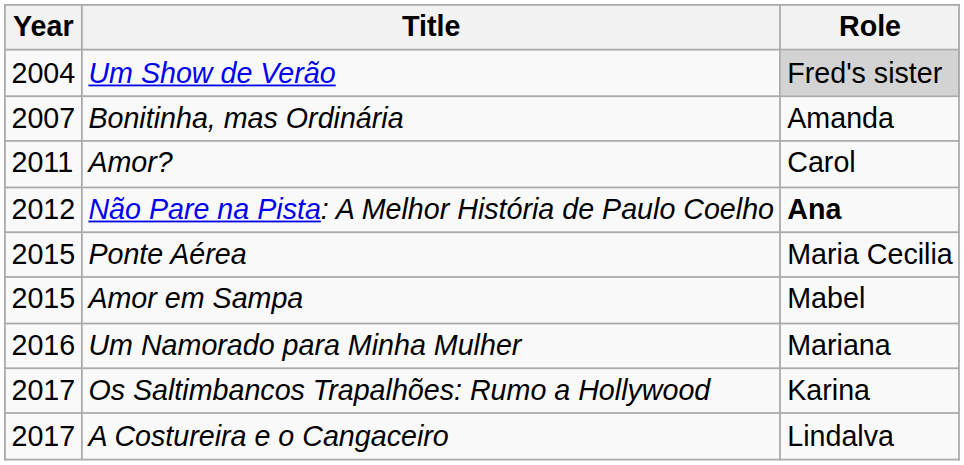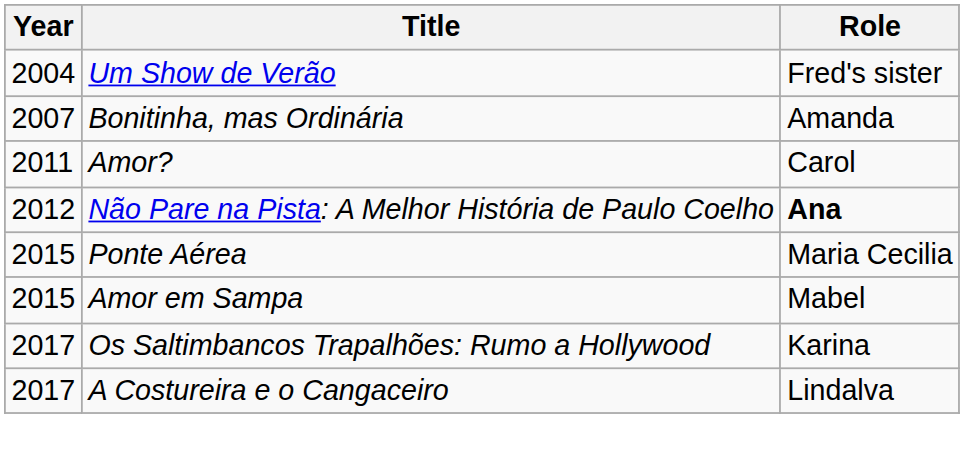(865, 72) lightgrey background -> (865, 72) no background
- row: (305, 345)
